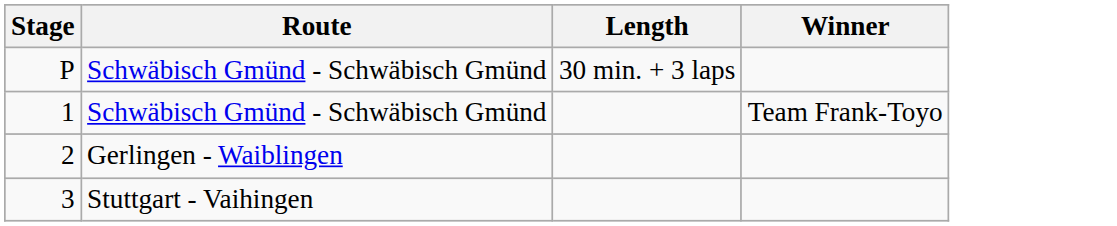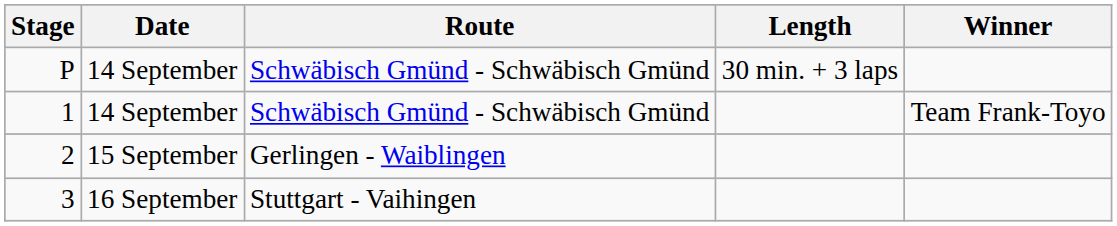+ column: (162, 26)
